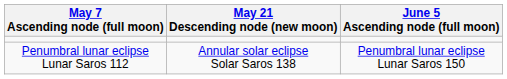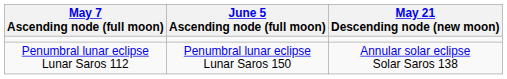columns swapped: (253, 20) <-> (421, 20)
